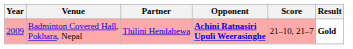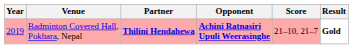(15, 31) 2009 -> (15, 31) 2019
(156, 31) normal -> (159, 31) bold
